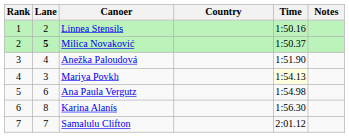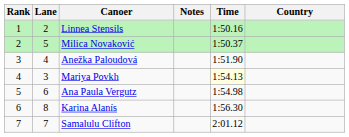columns swapped: (223, 12) <-> (326, 12)
(46, 44) bold -> (46, 44) normal
